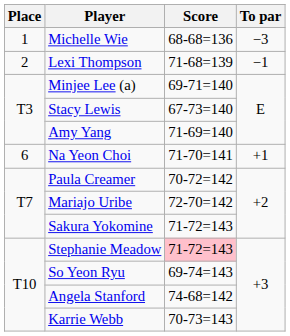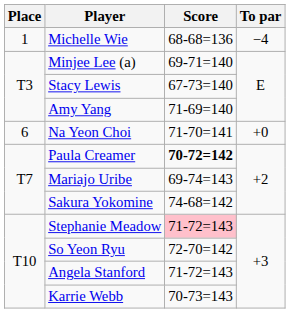(260, 39) −3 -> (261, 39) −4
- row: (95, 62)
(260, 156) +1 -> (261, 132) +0
(201, 179) normal -> (201, 156) bold
(201, 202) 72-70=142 -> (201, 179) 69-74=143
(201, 226) 71-72=143 -> (201, 202) 74-68=142
(201, 272) 69-74=143 -> (201, 249) 72-70=142
(201, 296) 74-68=142 -> (201, 272) 71-72=143
